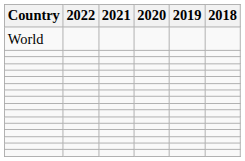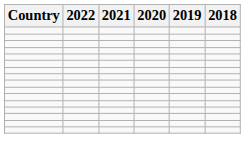- row: (26, 38)
